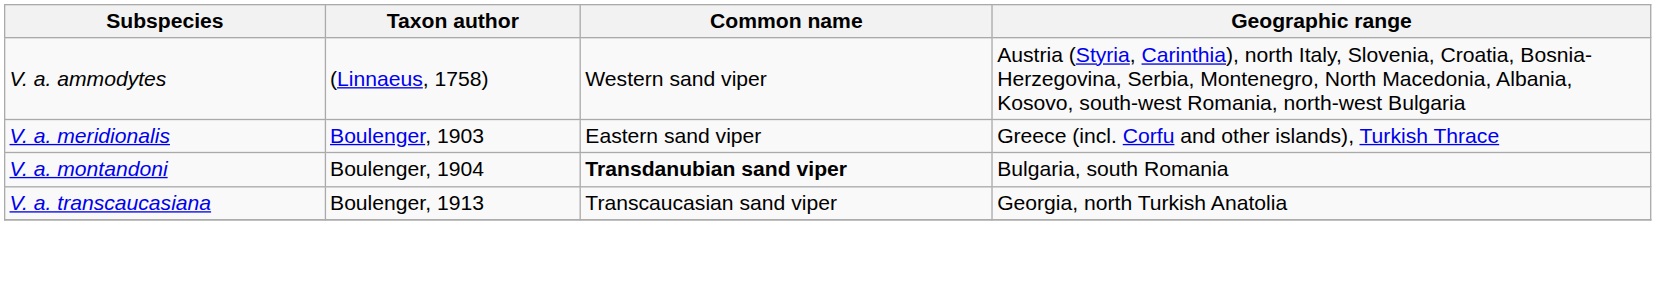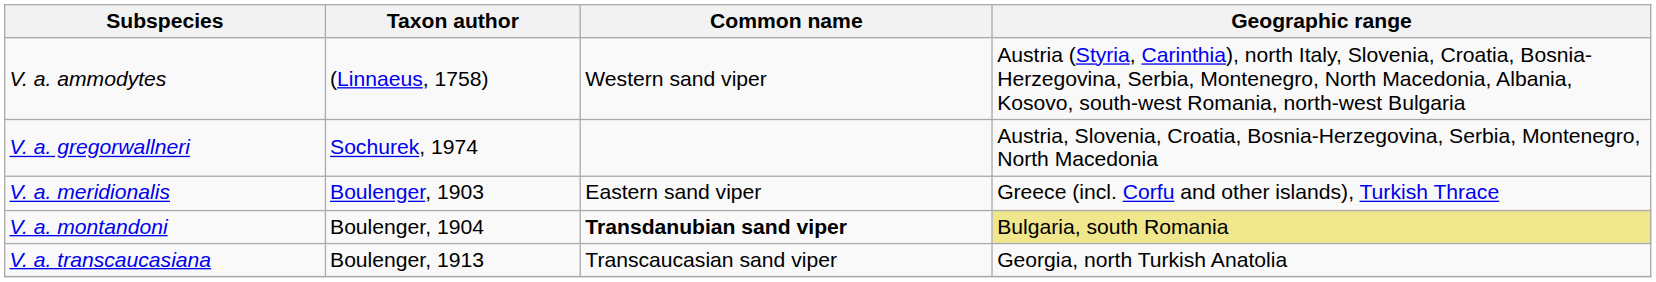+ row: (100, 147)
(1113, 169) no background -> (1113, 226) khaki background
